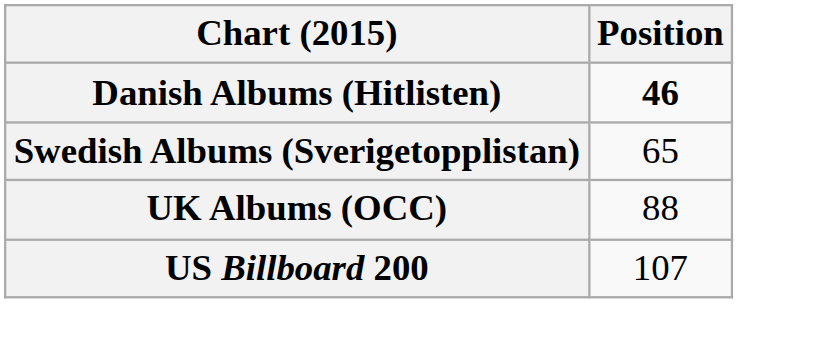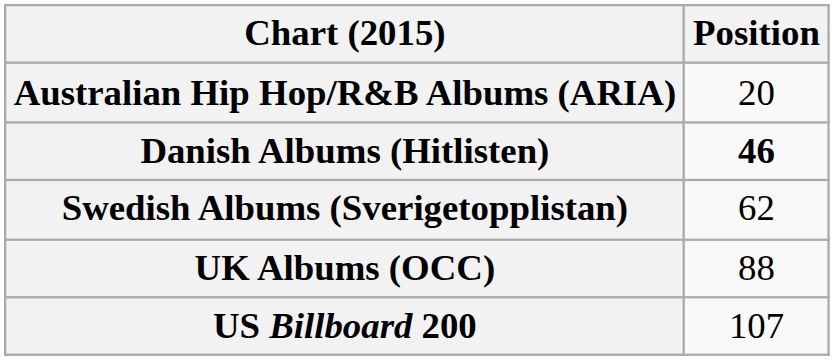+ row: (345, 92)
(660, 150) 65 -> (756, 208) 62
